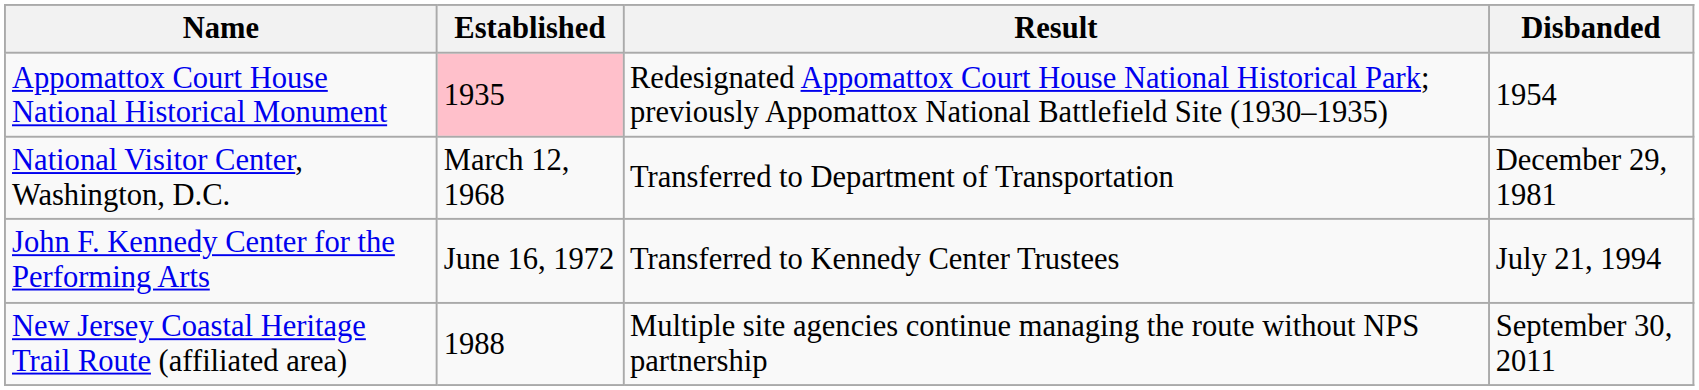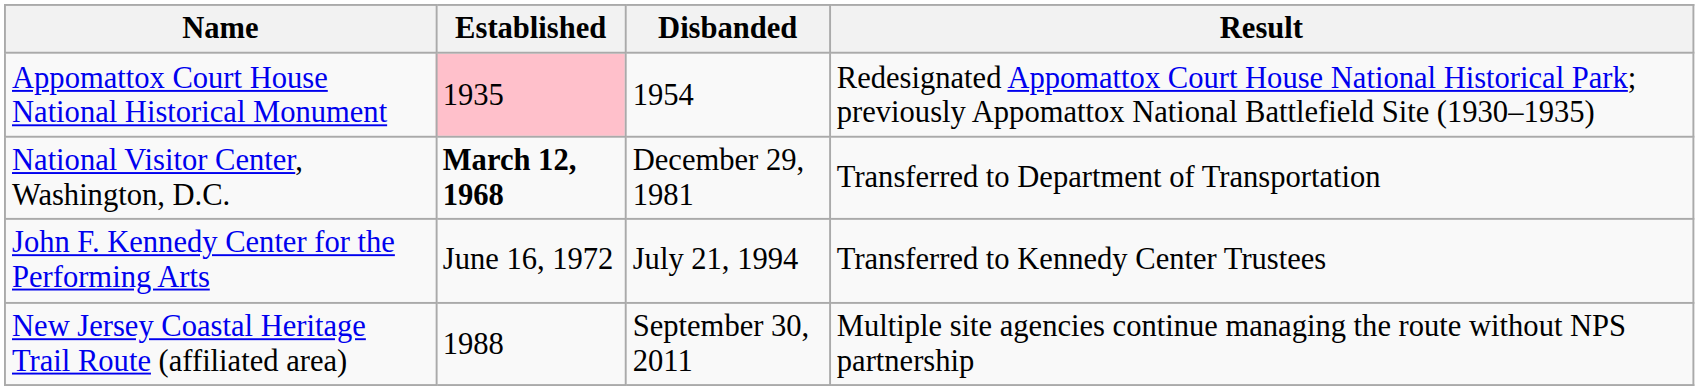columns swapped: (1591, 28) <-> (1056, 28)
(507, 177) normal -> (510, 177) bold
